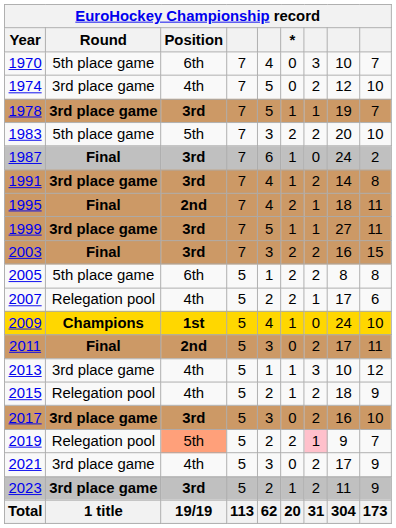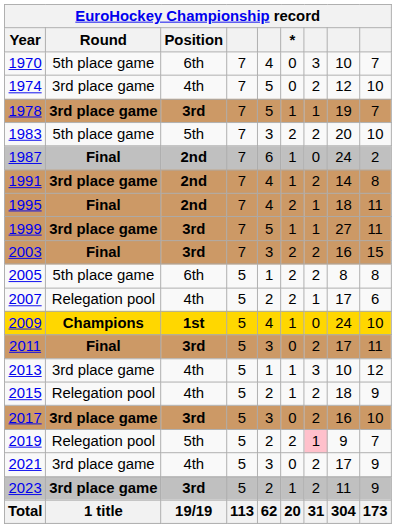(194, 157) 3rd -> (194, 157) 2nd
(194, 181) 3rd -> (194, 181) 2nd
(194, 346) 2nd -> (194, 346) 3rd
(194, 441) lightsalmon background -> (194, 441) no background
